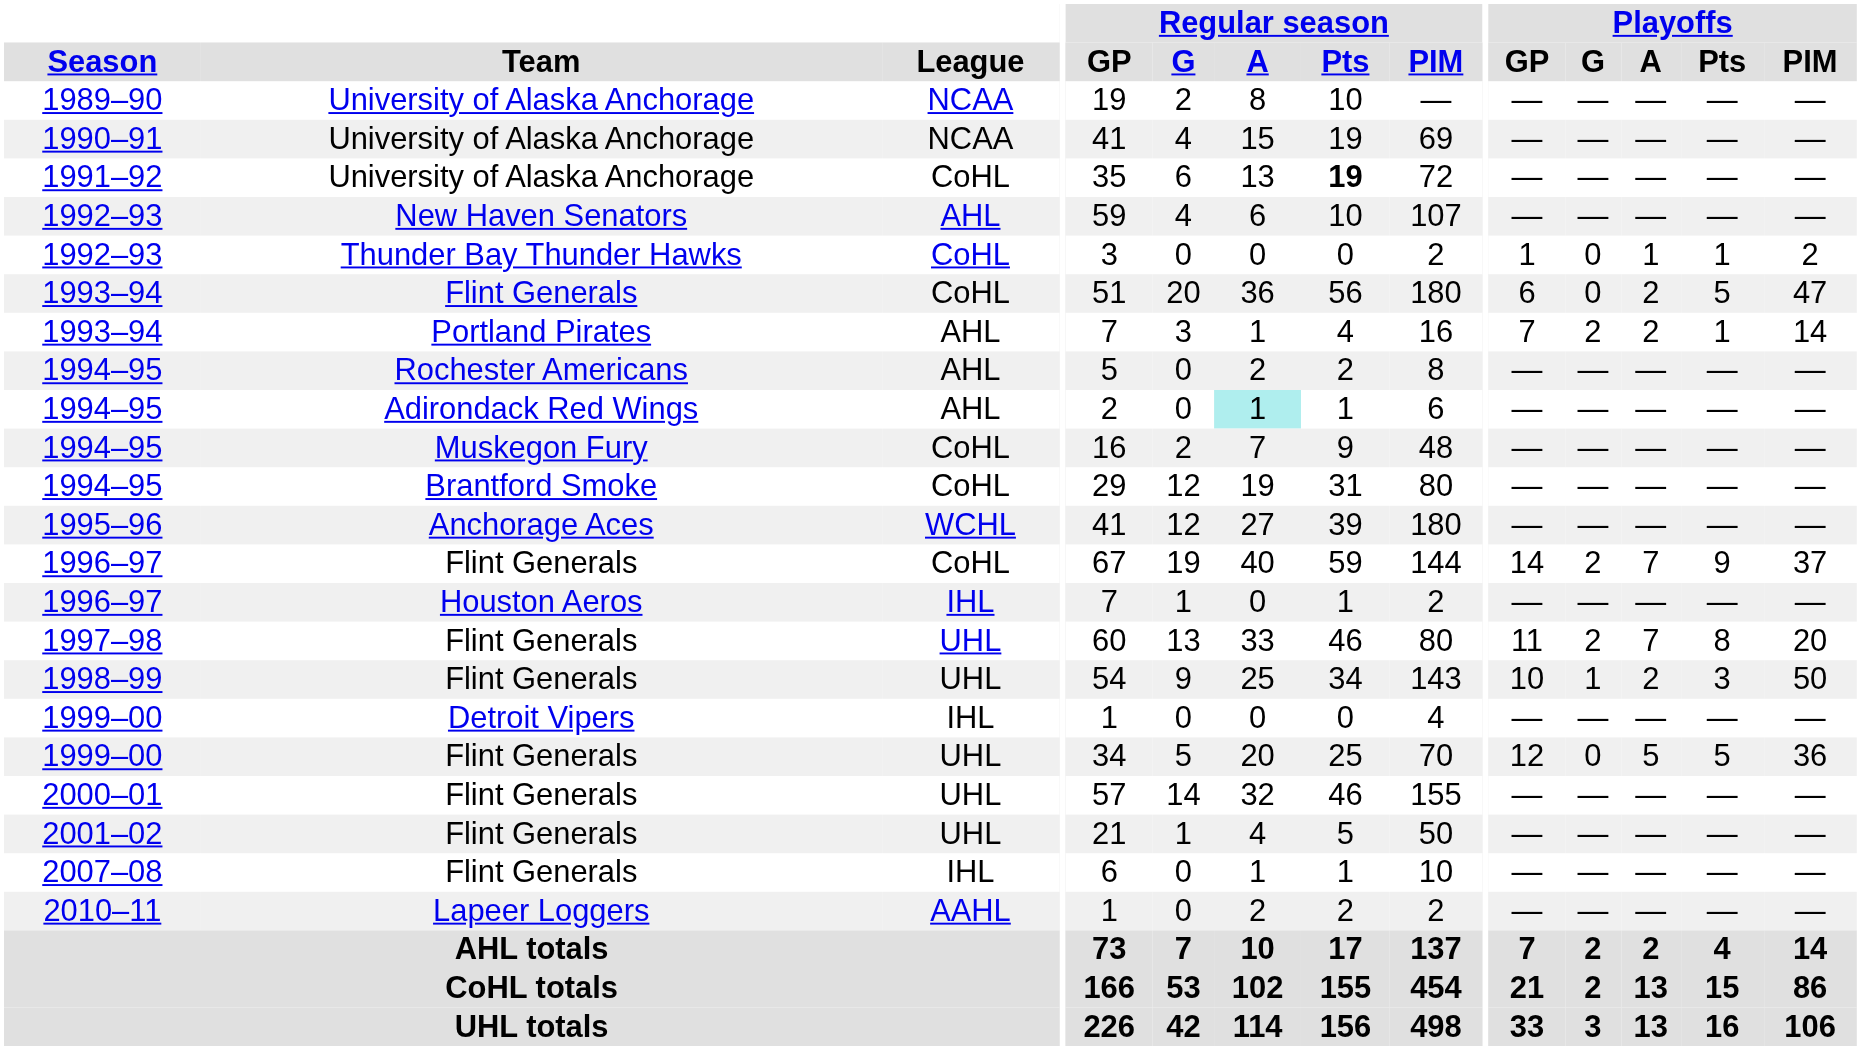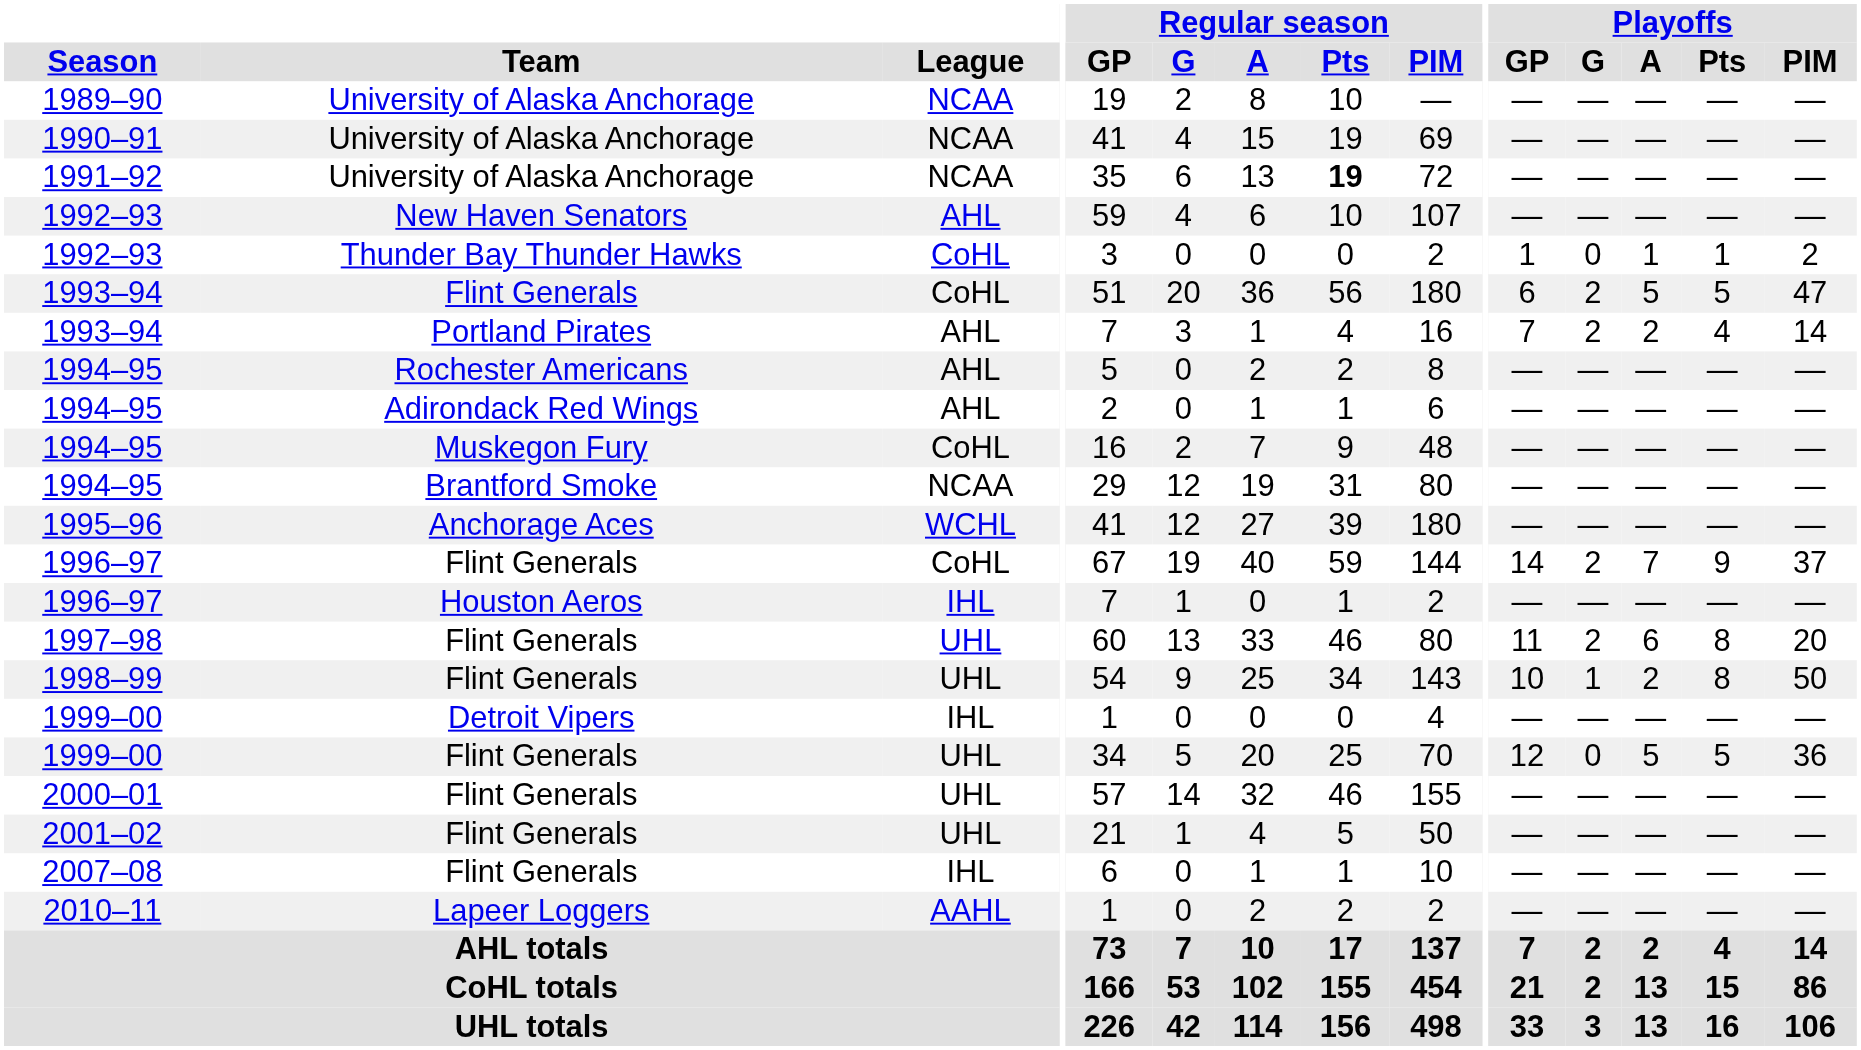(970, 177) CoHL -> (970, 177) NCAA
(1593, 293) 0 -> (1593, 293) 2
(1651, 293) 2 -> (1651, 293) 5
(1722, 331) 1 -> (1722, 331) 4
(1258, 408) paleturquoise background -> (1258, 408) no background
(970, 486) CoHL -> (970, 486) NCAA
(1651, 640) 7 -> (1651, 640) 6
(1722, 679) 3 -> (1722, 679) 8
